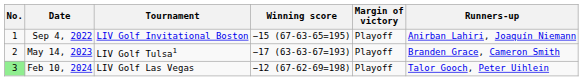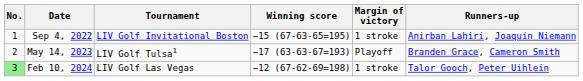(374, 37) Playoff -> (377, 37) 1 stroke
(374, 69) Playoff -> (377, 69) 1 stroke
